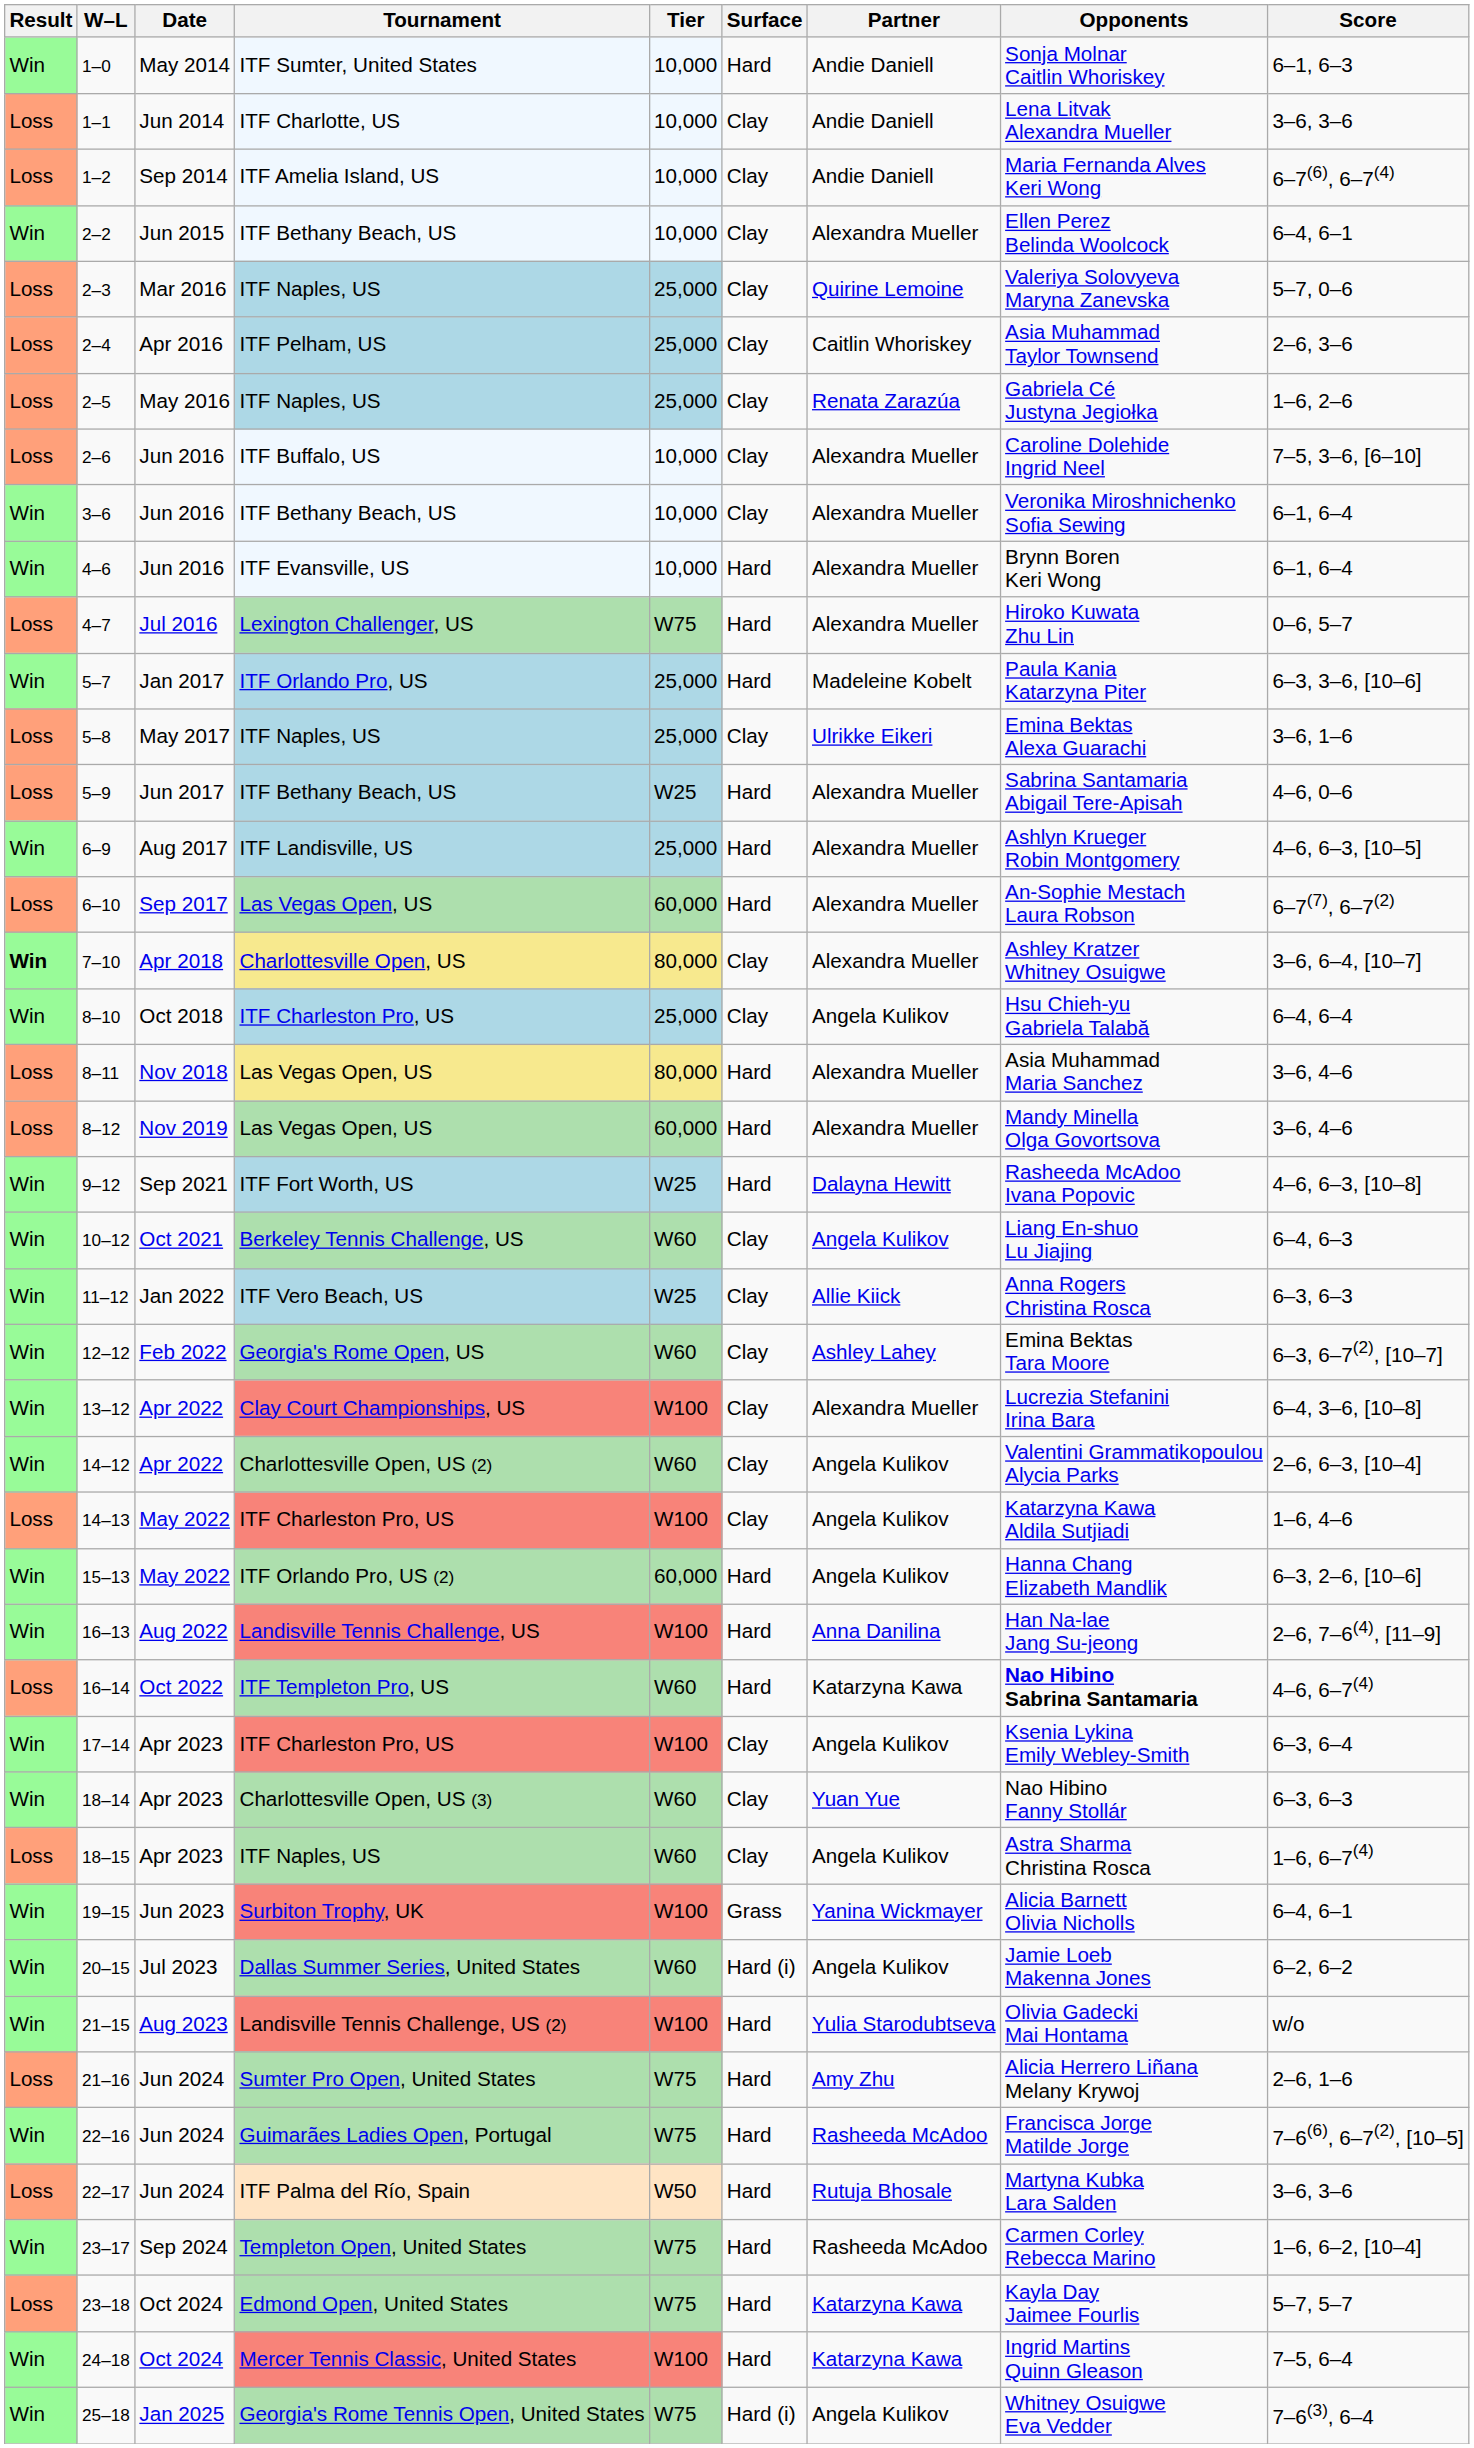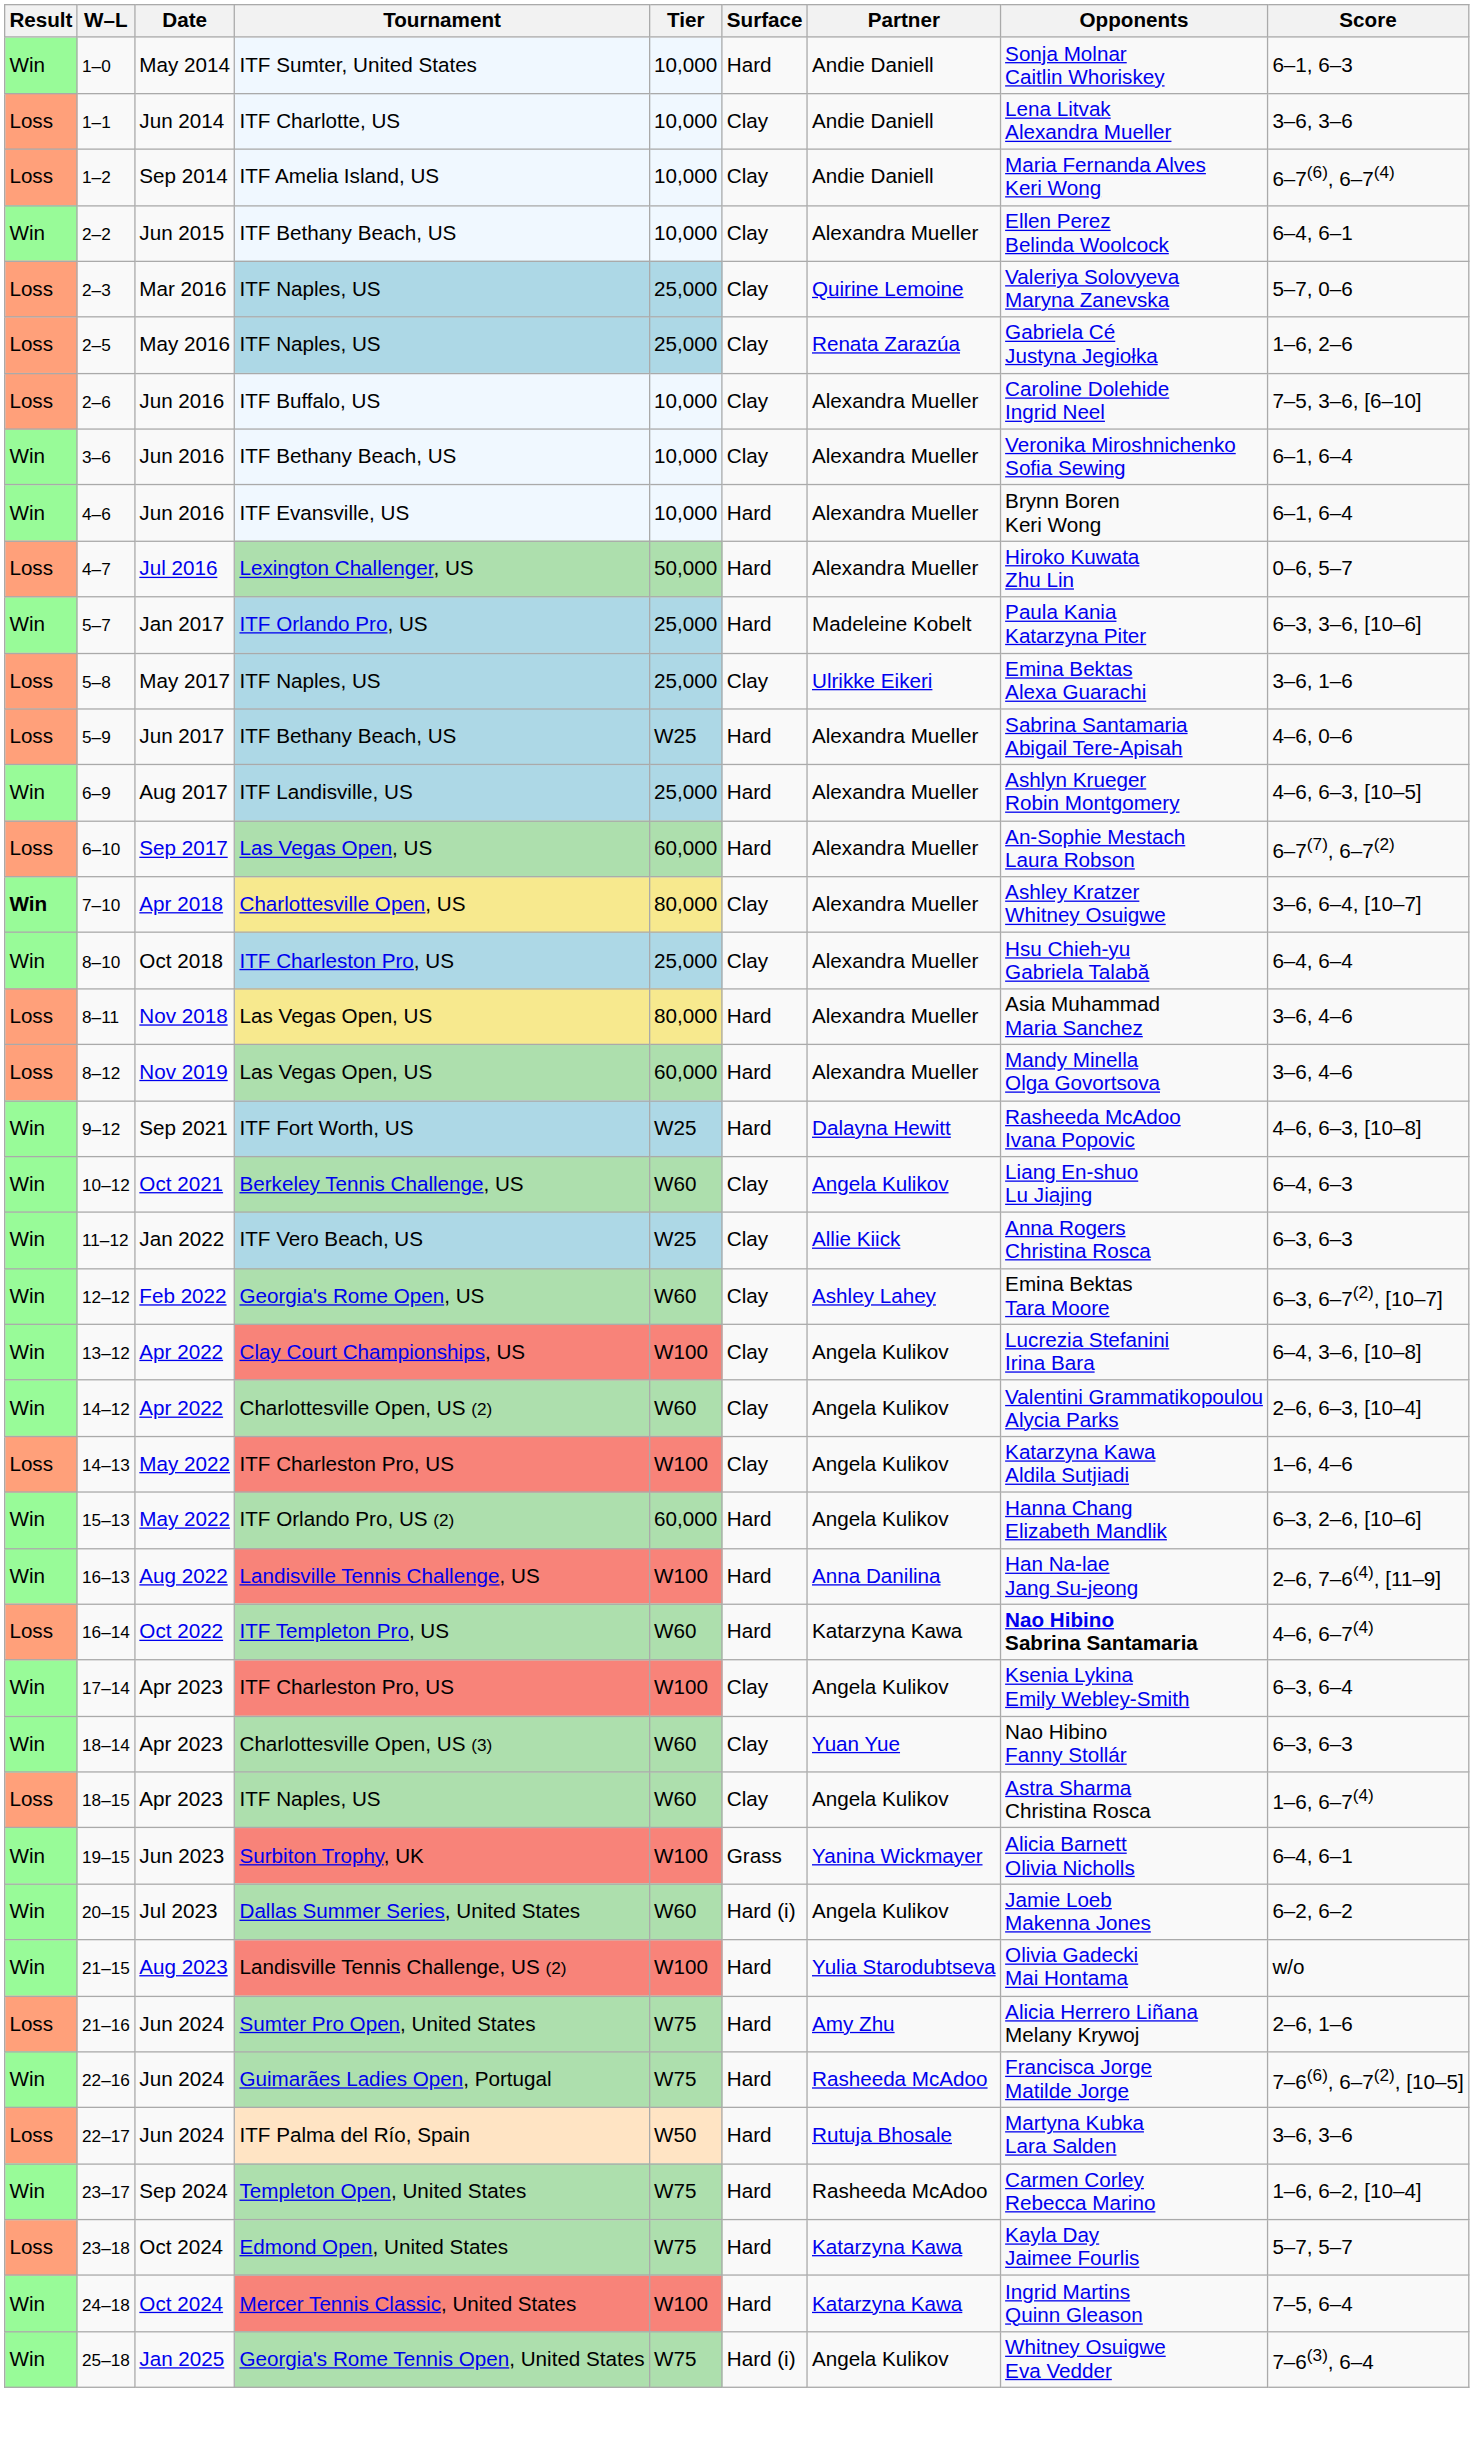- row: (96, 346)
(675, 624) W75 -> (686, 568) 50,000
(880, 1016) Angela Kulikov -> (895, 960) Alexandra Mueller
(895, 1408) Alexandra Mueller -> (880, 1352) Angela Kulikov
